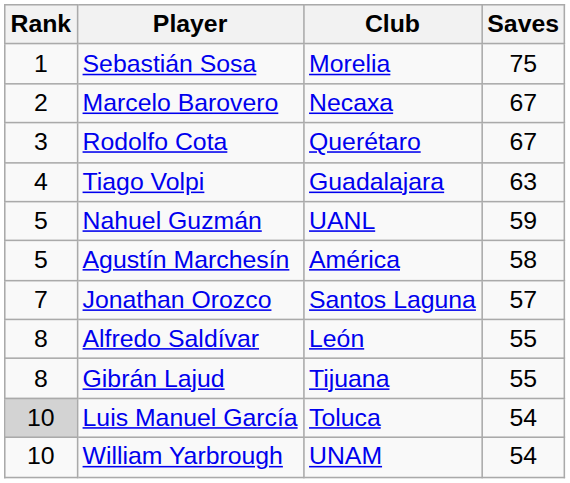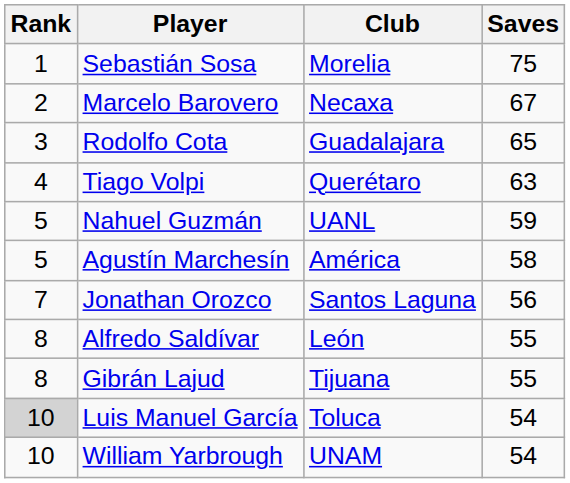(365, 142) Querétaro -> (377, 142) Guadalajara
(523, 142) 67 -> (523, 142) 65
(377, 181) Guadalajara -> (365, 181) Querétaro
(523, 299) 57 -> (523, 299) 56
